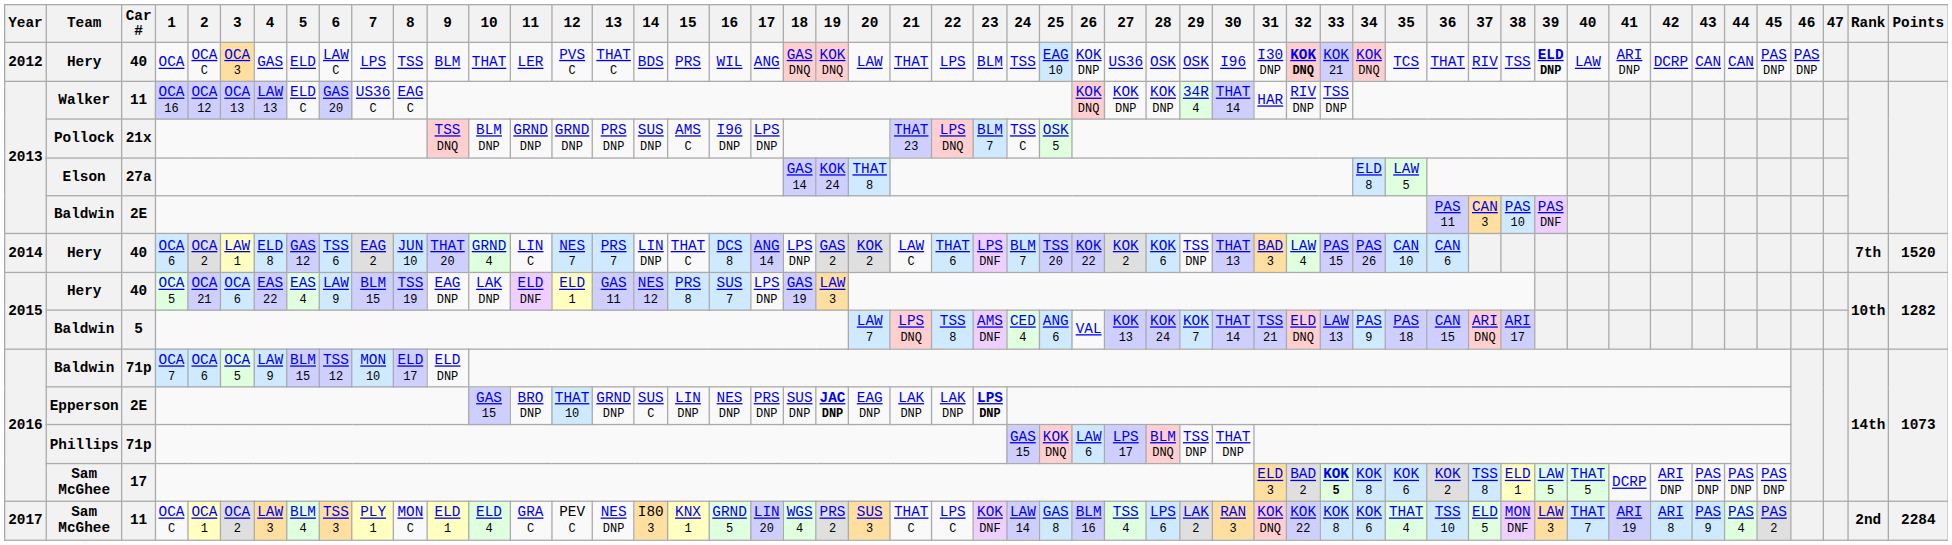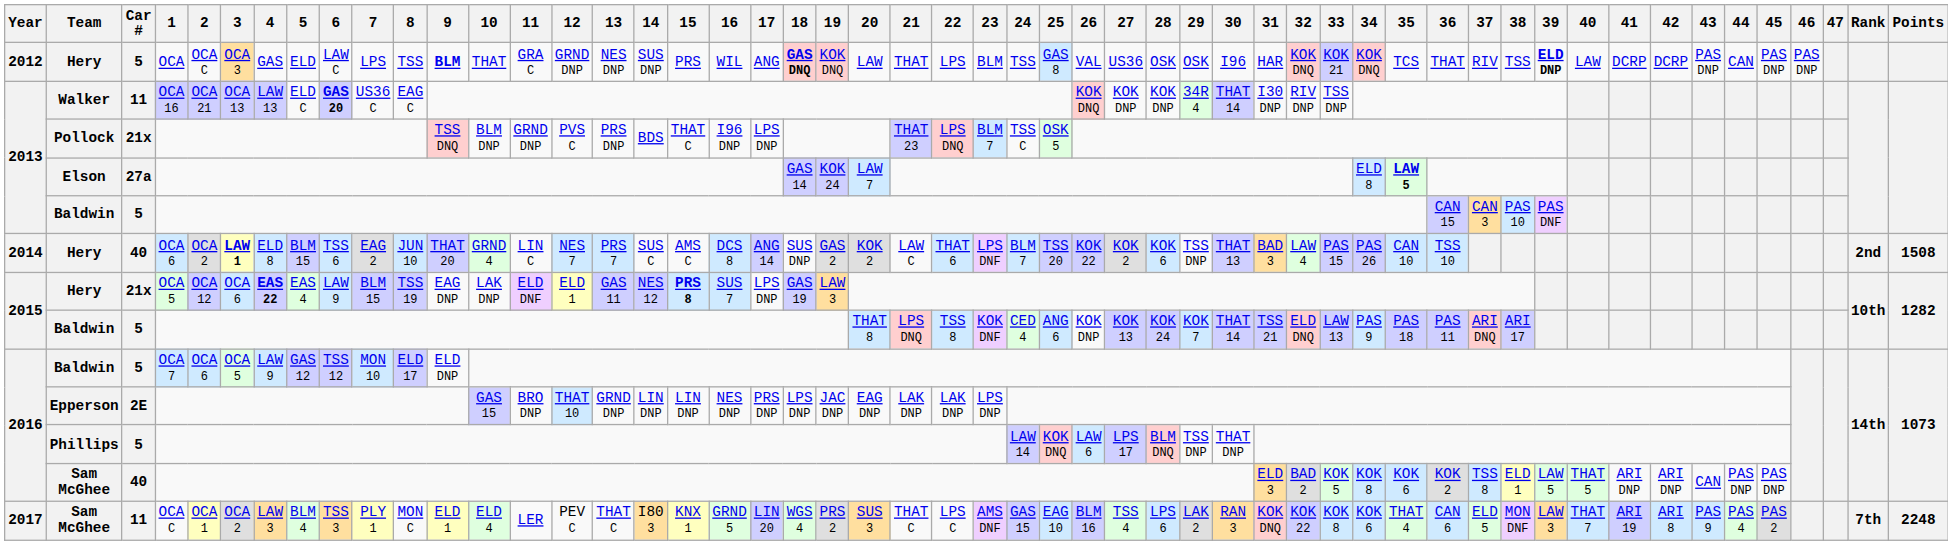(139, 62) 40 -> (139, 62) 5
(448, 62) normal -> (448, 62) bold
(531, 62) LER -> (531, 62) GRA C
(572, 62) PVS C -> (572, 62) GRND DNP
(614, 62) THAT C -> (614, 62) NES DNP
(651, 62) BDS -> (651, 62) SUS DNP
(800, 62) normal -> (800, 62) bold
(1056, 62) EAG 10 -> (1056, 62) GAS 8
(1089, 62) KOK DNP -> (1089, 62) VAL
(1270, 62) I30 DNP -> (1270, 62) HAR
(1303, 62) bold -> (1303, 62) normal
(1629, 62) ARI DNP -> (1629, 62) DCRP
(1708, 62) CAN -> (1708, 62) PAS DNP
(204, 100) OCA 12 -> (204, 100) OCA 21
(336, 100) normal -> (336, 100) bold
(1270, 100) HAR -> (1270, 100) I30 DNP
(572, 138) GRND DNP -> (572, 138) PVS C
(651, 138) SUS DNP -> (651, 138) BDS
(688, 138) AMS C -> (688, 138) THAT C
(870, 177) THAT 8 -> (870, 177) LAW 7
(1406, 177) normal -> (1406, 177) bold
(139, 215) 2E -> (139, 215) 5
(1448, 215) PAS 11 -> (1448, 215) CAN 15
(237, 253) normal -> (237, 253) bold
(303, 253) GAS 12 -> (303, 253) BLM 15
(651, 253) LIN DNP -> (651, 253) SUS C
(688, 253) THAT C -> (688, 253) AMS C
(800, 253) LPS DNP -> (800, 253) SUS DNP
(1448, 253) CAN 6 -> (1448, 253) TSS 10
(1868, 253) 7th -> (1868, 253) 2nd
(1918, 253) 1520 -> (1918, 253) 1508
(139, 291) 40 -> (139, 291) 21x
(204, 291) OCA 21 -> (204, 291) OCA 12
(270, 291) normal -> (270, 291) bold
(688, 291) normal -> (688, 291) bold
(870, 330) LAW 7 -> (870, 330) THAT 8
(990, 330) AMS DNF -> (990, 330) KOK DNF
(1089, 330) VAL -> (1089, 330) KOK DNP
(1448, 330) CAN 15 -> (1448, 330) PAS 11
(139, 368) 71p -> (139, 368) 5
(303, 368) BLM 15 -> (303, 368) GAS 12
(651, 406) SUS C -> (651, 406) LIN DNP
(800, 406) SUS DNP -> (800, 406) LPS DNP
(832, 406) bold -> (832, 406) normal
(990, 406) bold -> (990, 406) normal
(139, 444) 71p -> (139, 444) 5
(1023, 444) GAS 15 -> (1023, 444) LAW 14
(139, 483) 17 -> (139, 483) 40
(1336, 483) bold -> (1336, 483) normal
(1629, 483) DCRP -> (1629, 483) ARI DNP
(1708, 483) PAS DNP -> (1708, 483) CAN
(531, 521) GRA C -> (531, 521) LER
(614, 521) NES DNP -> (614, 521) THAT C
(990, 521) KOK DNF -> (990, 521) AMS DNF
(1023, 521) LAW 14 -> (1023, 521) GAS 15
(1056, 521) GAS 8 -> (1056, 521) EAG 10
(1448, 521) TSS 10 -> (1448, 521) CAN 6
(1868, 521) 2nd -> (1868, 521) 7th
(1918, 521) 2284 -> (1918, 521) 2248
